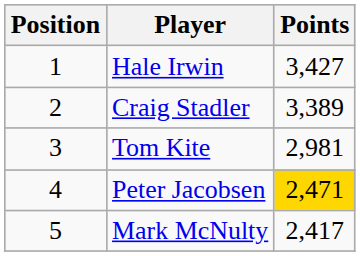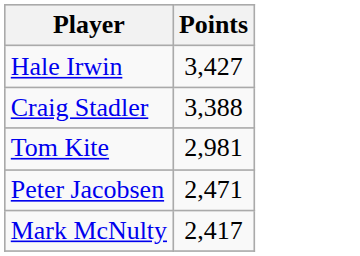- column: (55, 25)
(315, 107) 3,389 -> (214, 107) 3,388
(315, 189) gold background -> (214, 189) no background
